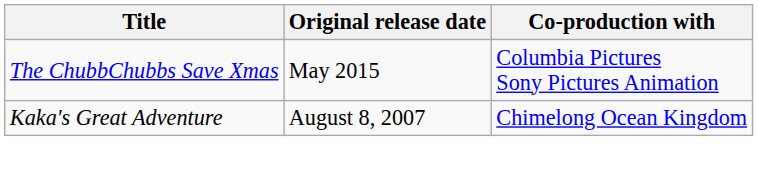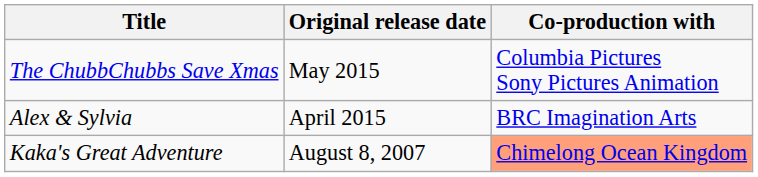+ row: (71, 117)
(622, 117) no background -> (622, 152) lightsalmon background
